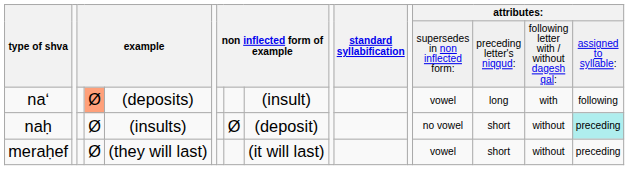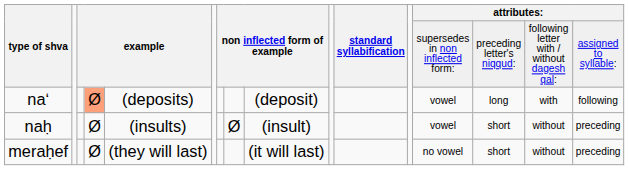(286, 100) (insult) -> (286, 100) (deposit)
(286, 125) (deposit) -> (286, 125) (insult)
(443, 126) no vowel -> (443, 126) vowel
(598, 126) paleturquoise background -> (598, 126) no background
(443, 152) vowel -> (443, 152) no vowel
